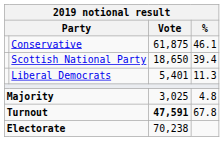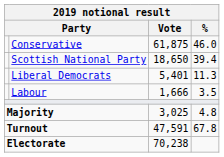(205, 44) 46.1 -> (205, 44) 46.0
+ row: (29, 92)
(171, 112) bold -> (171, 128) normal
